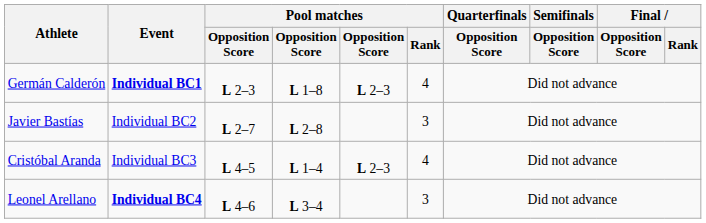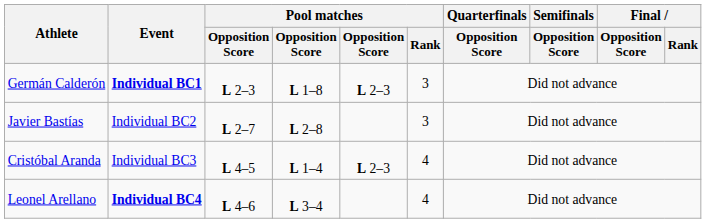(425, 83) 4 -> (425, 83) 3
(425, 199) 3 -> (425, 199) 4
